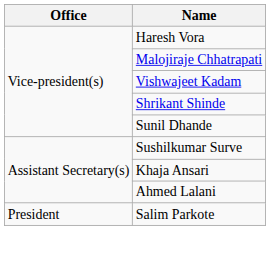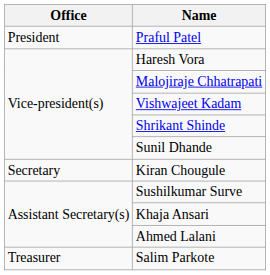+ row: (168, 37)
+ row: (180, 170)
(34, 214) President -> (34, 258) Treasurer
